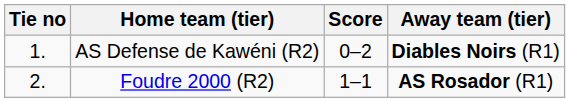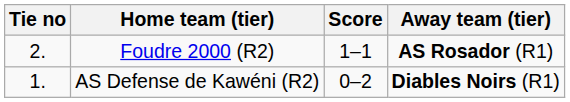rows swapped: (197, 50) <-> (197, 81)
